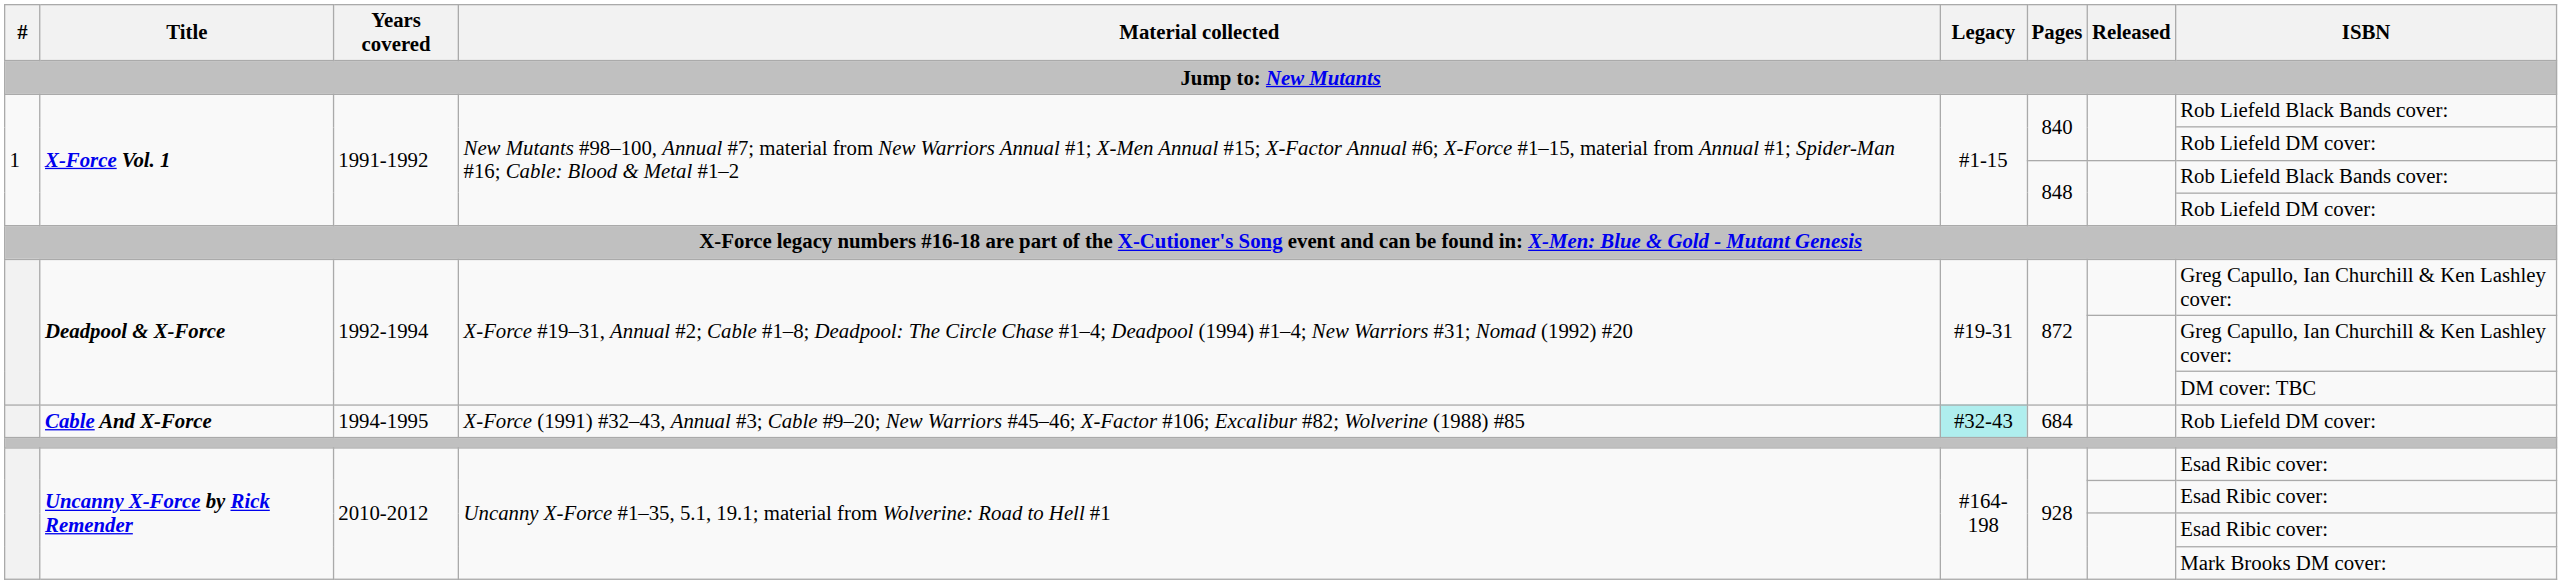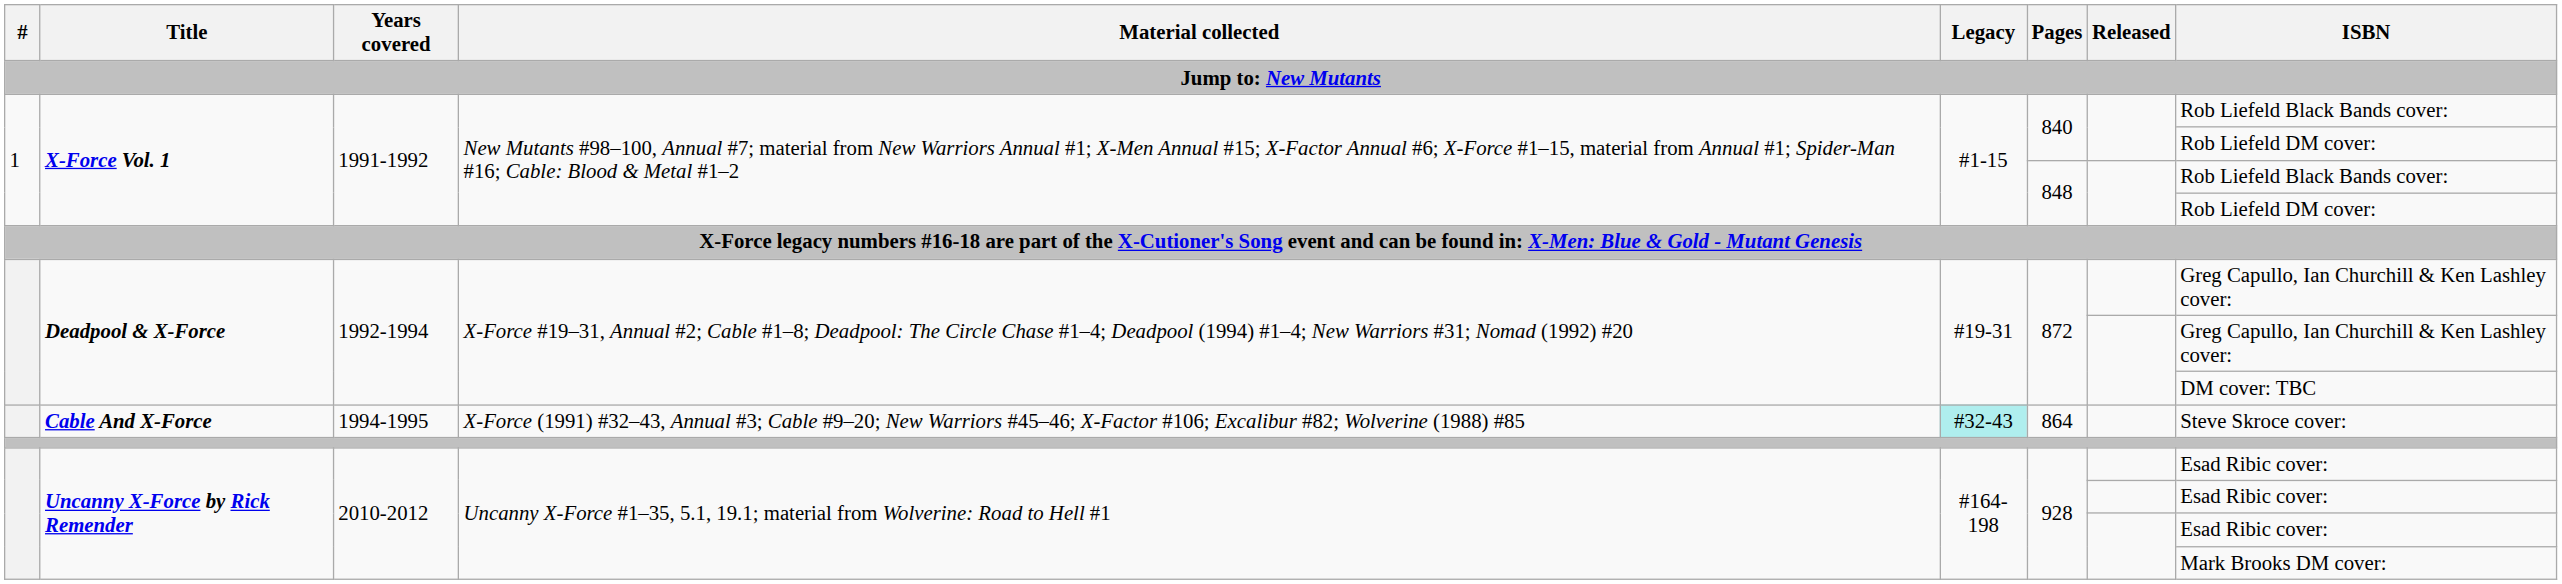(2057, 421) 684 -> (2057, 421) 864
(2278, 421) Rob Liefeld DM cover: -> (2263, 421) Steve Skroce cover:
